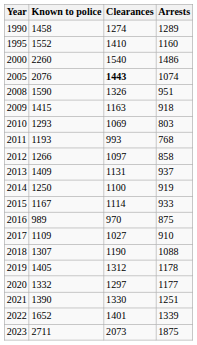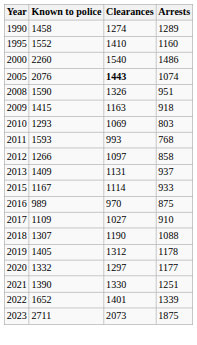(41, 140) 1193 -> (42, 140) 1593
- row: (17, 188)
